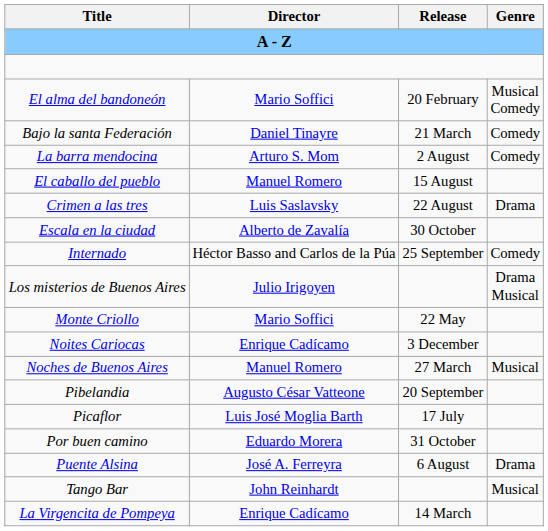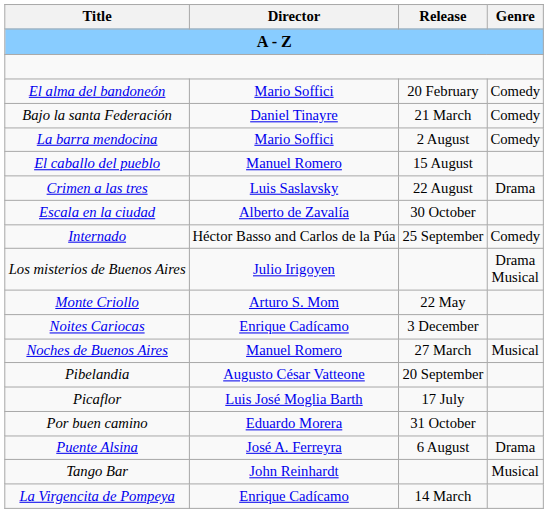(515, 100) Musical Comedy -> (515, 91) Comedy
(294, 157) Arturo S. Mom -> (294, 139) Mario Soffici
(294, 320) Mario Soffici -> (294, 302) Arturo S. Mom
